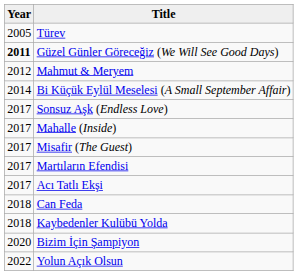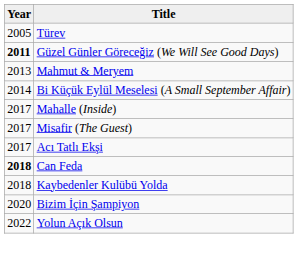(19, 71) 2012 -> (19, 71) 2013
- row: (102, 109)
- row: (82, 166)
(19, 204) normal -> (19, 166) bold
